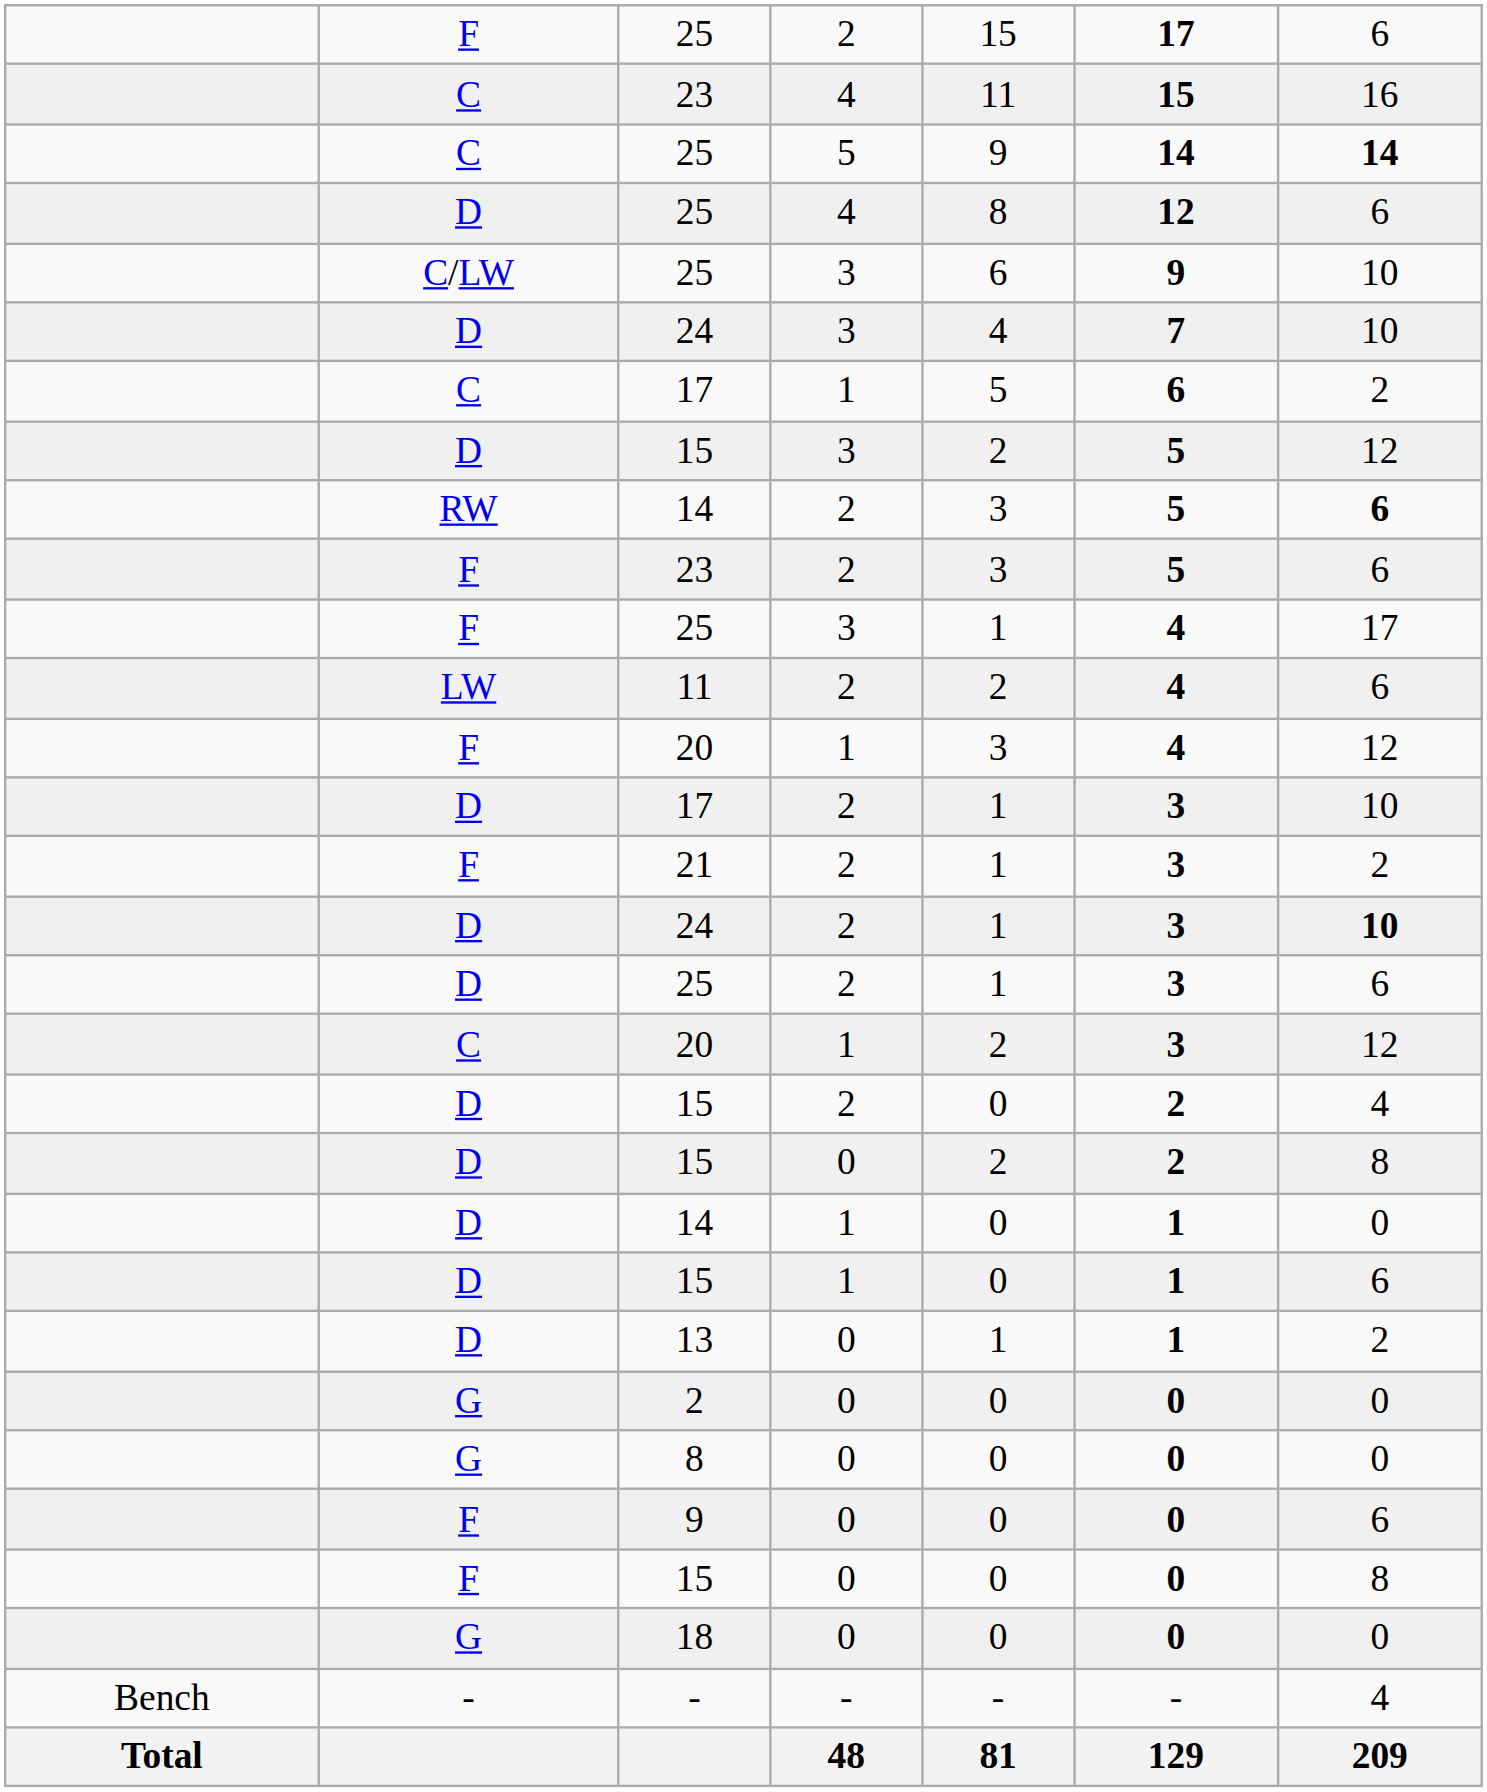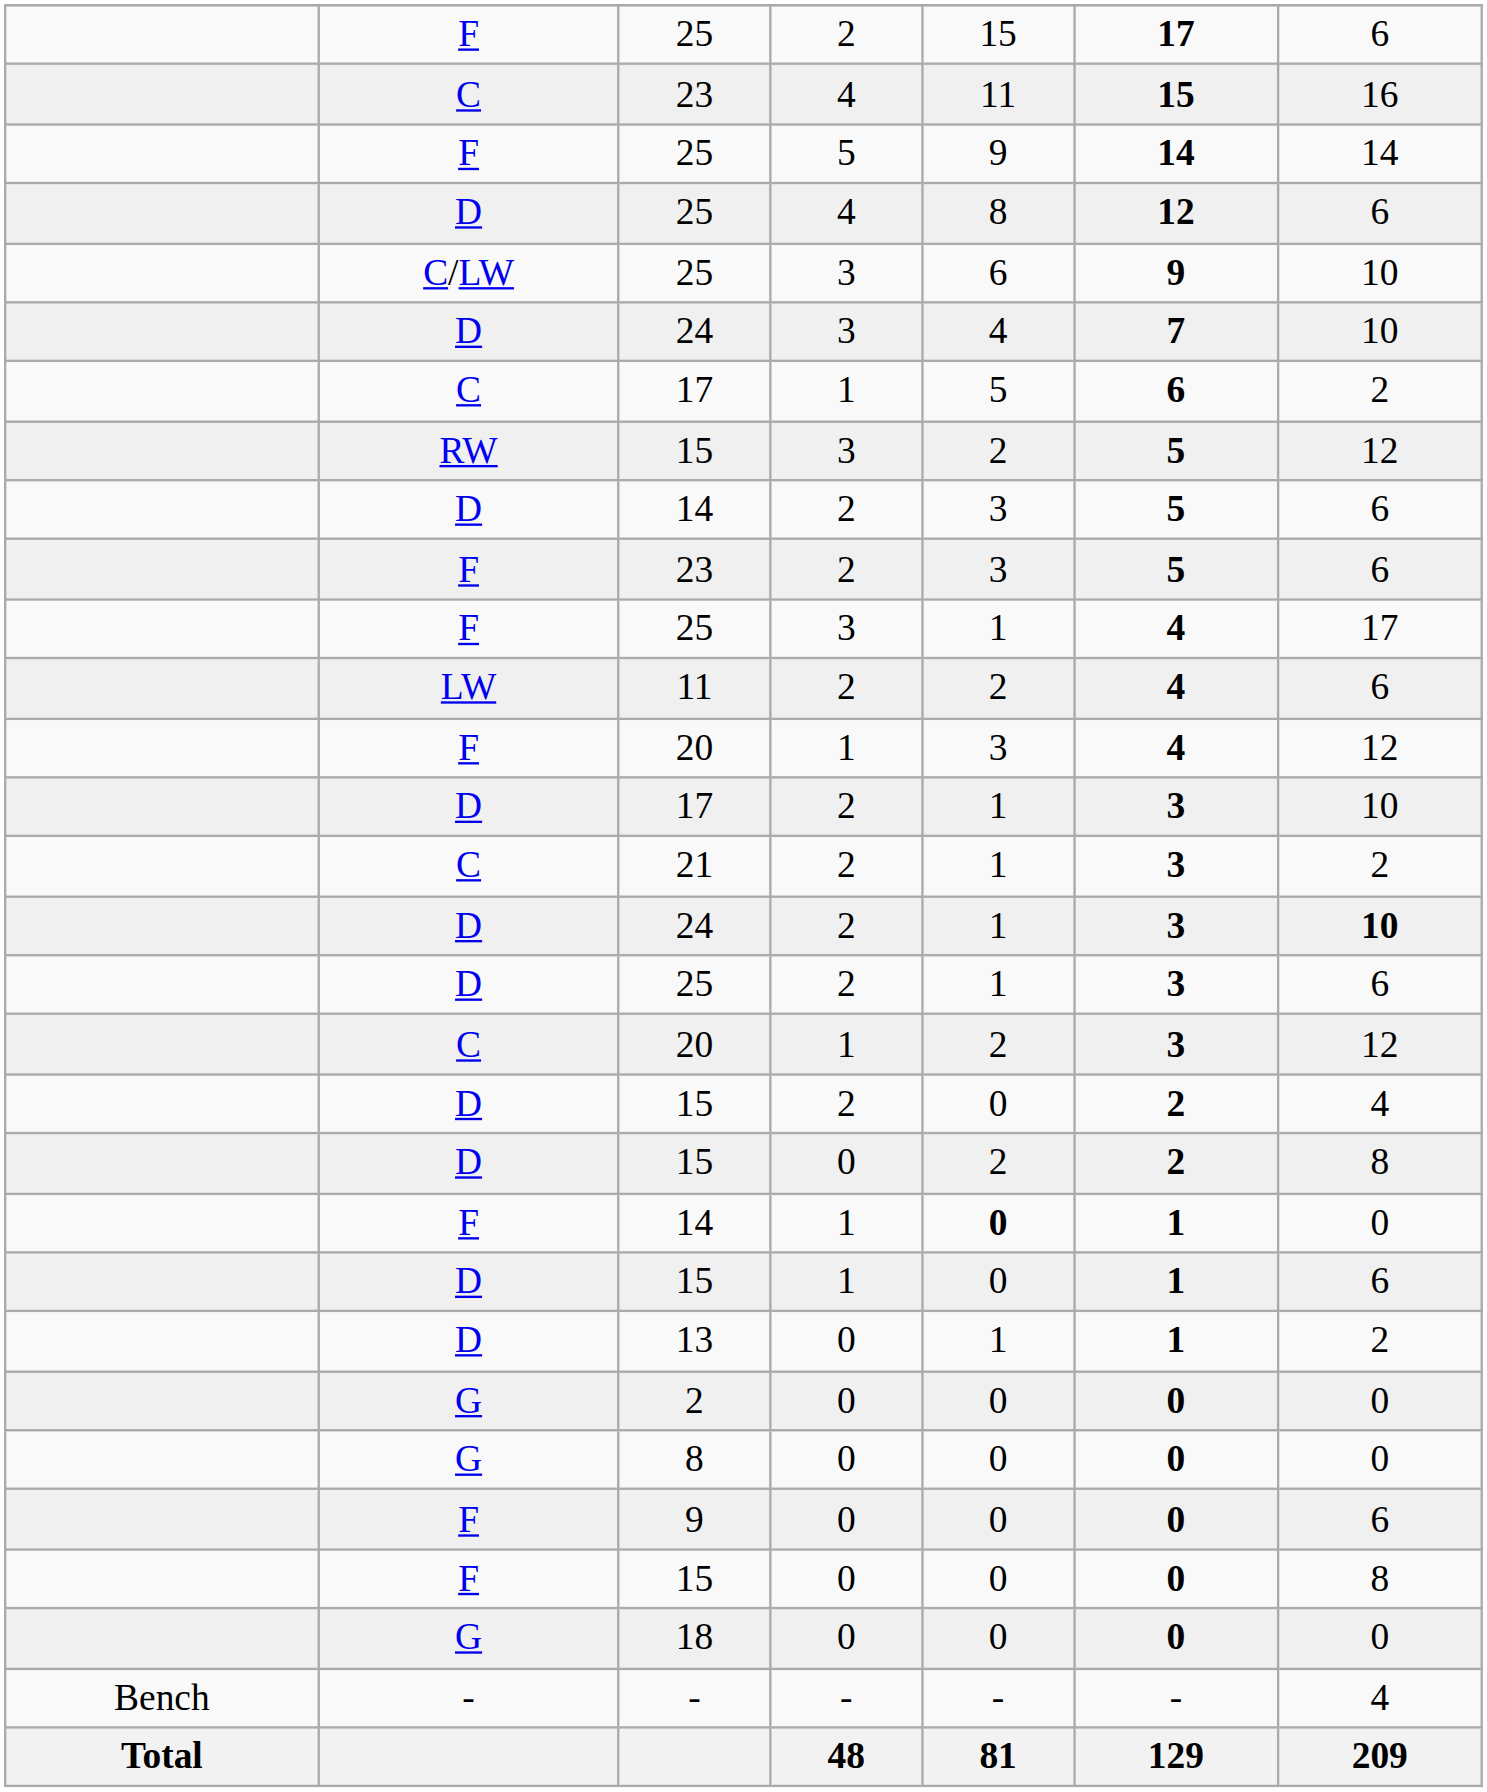(469, 152) C -> (469, 152) F
(1380, 152) bold -> (1380, 152) normal
(469, 449) D -> (469, 449) RW
(469, 509) RW -> (469, 509) D
(1380, 509) bold -> (1380, 509) normal
(469, 865) F -> (469, 865) C
(469, 1221) D -> (469, 1221) F
(998, 1221) normal -> (998, 1221) bold
